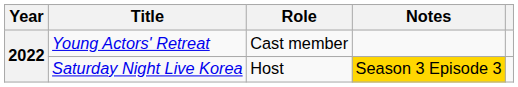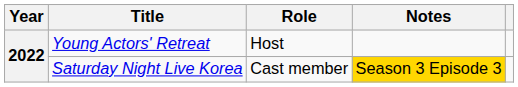(299, 43) Cast member -> (267, 43) Host
(267, 69) Host -> (299, 69) Cast member
